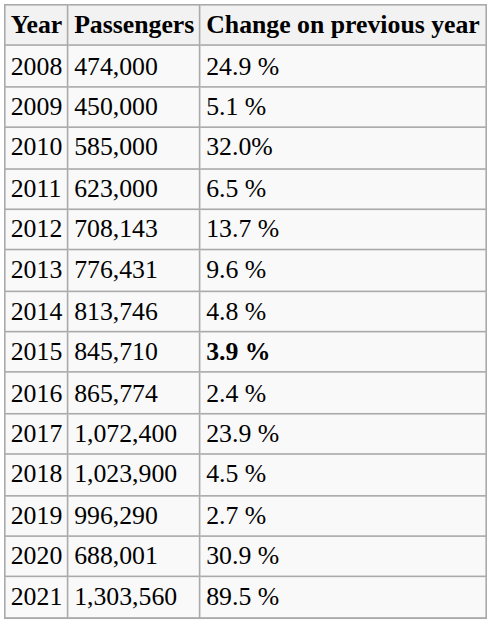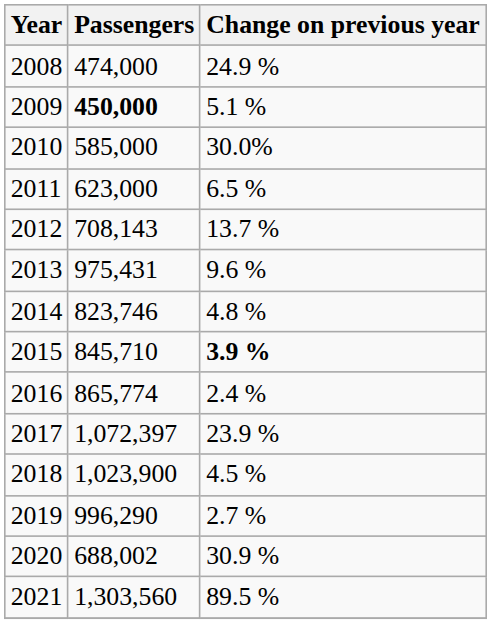(116, 106) normal -> (116, 106) bold
(239, 147) 32.0% -> (239, 147) 30.0%
(116, 270) 776,431 -> (116, 270) 975,431
(116, 310) 813,746 -> (116, 310) 823,746
(126, 433) 1,072,400 -> (126, 433) 1,072,397
(116, 556) 688,001 -> (116, 556) 688,002
